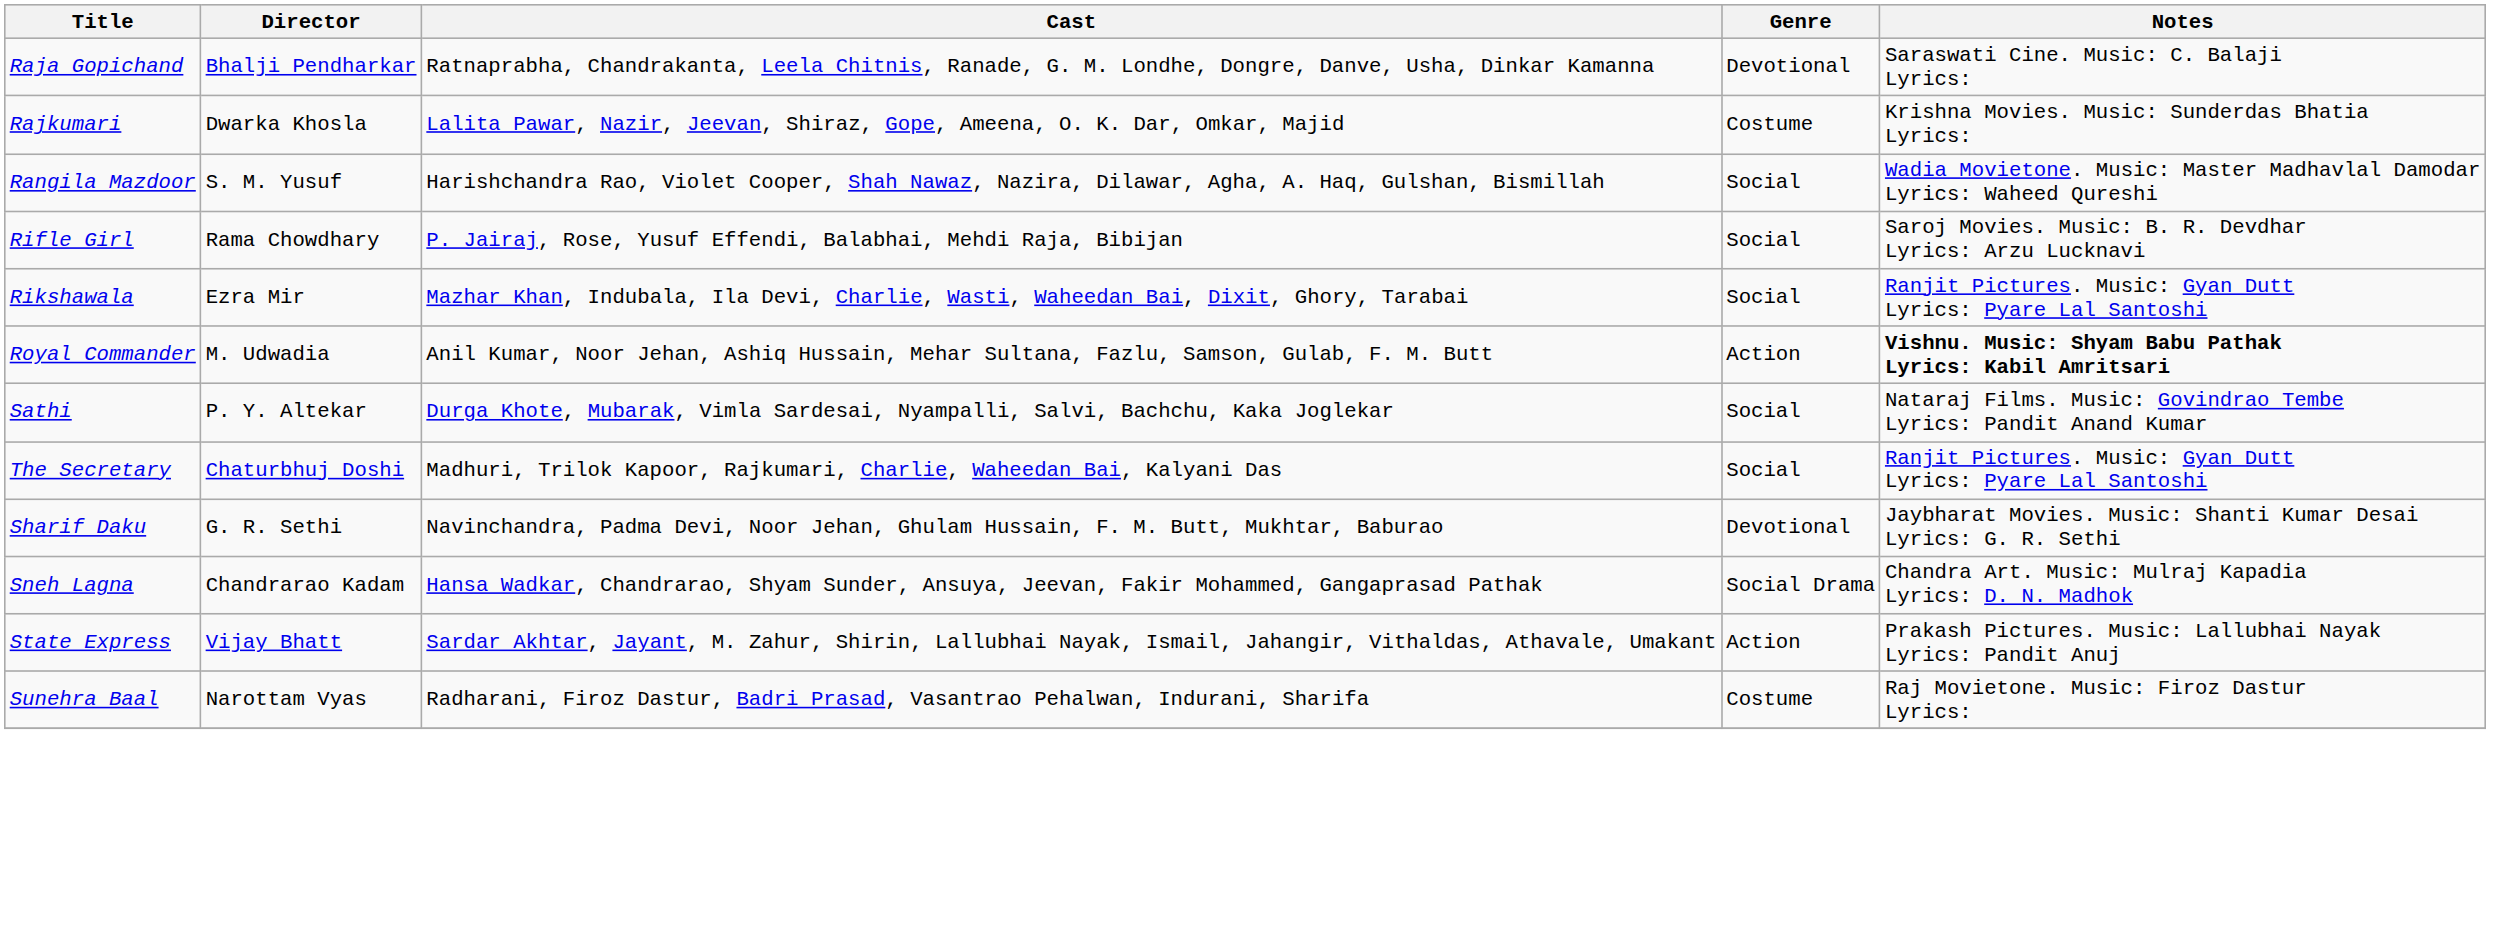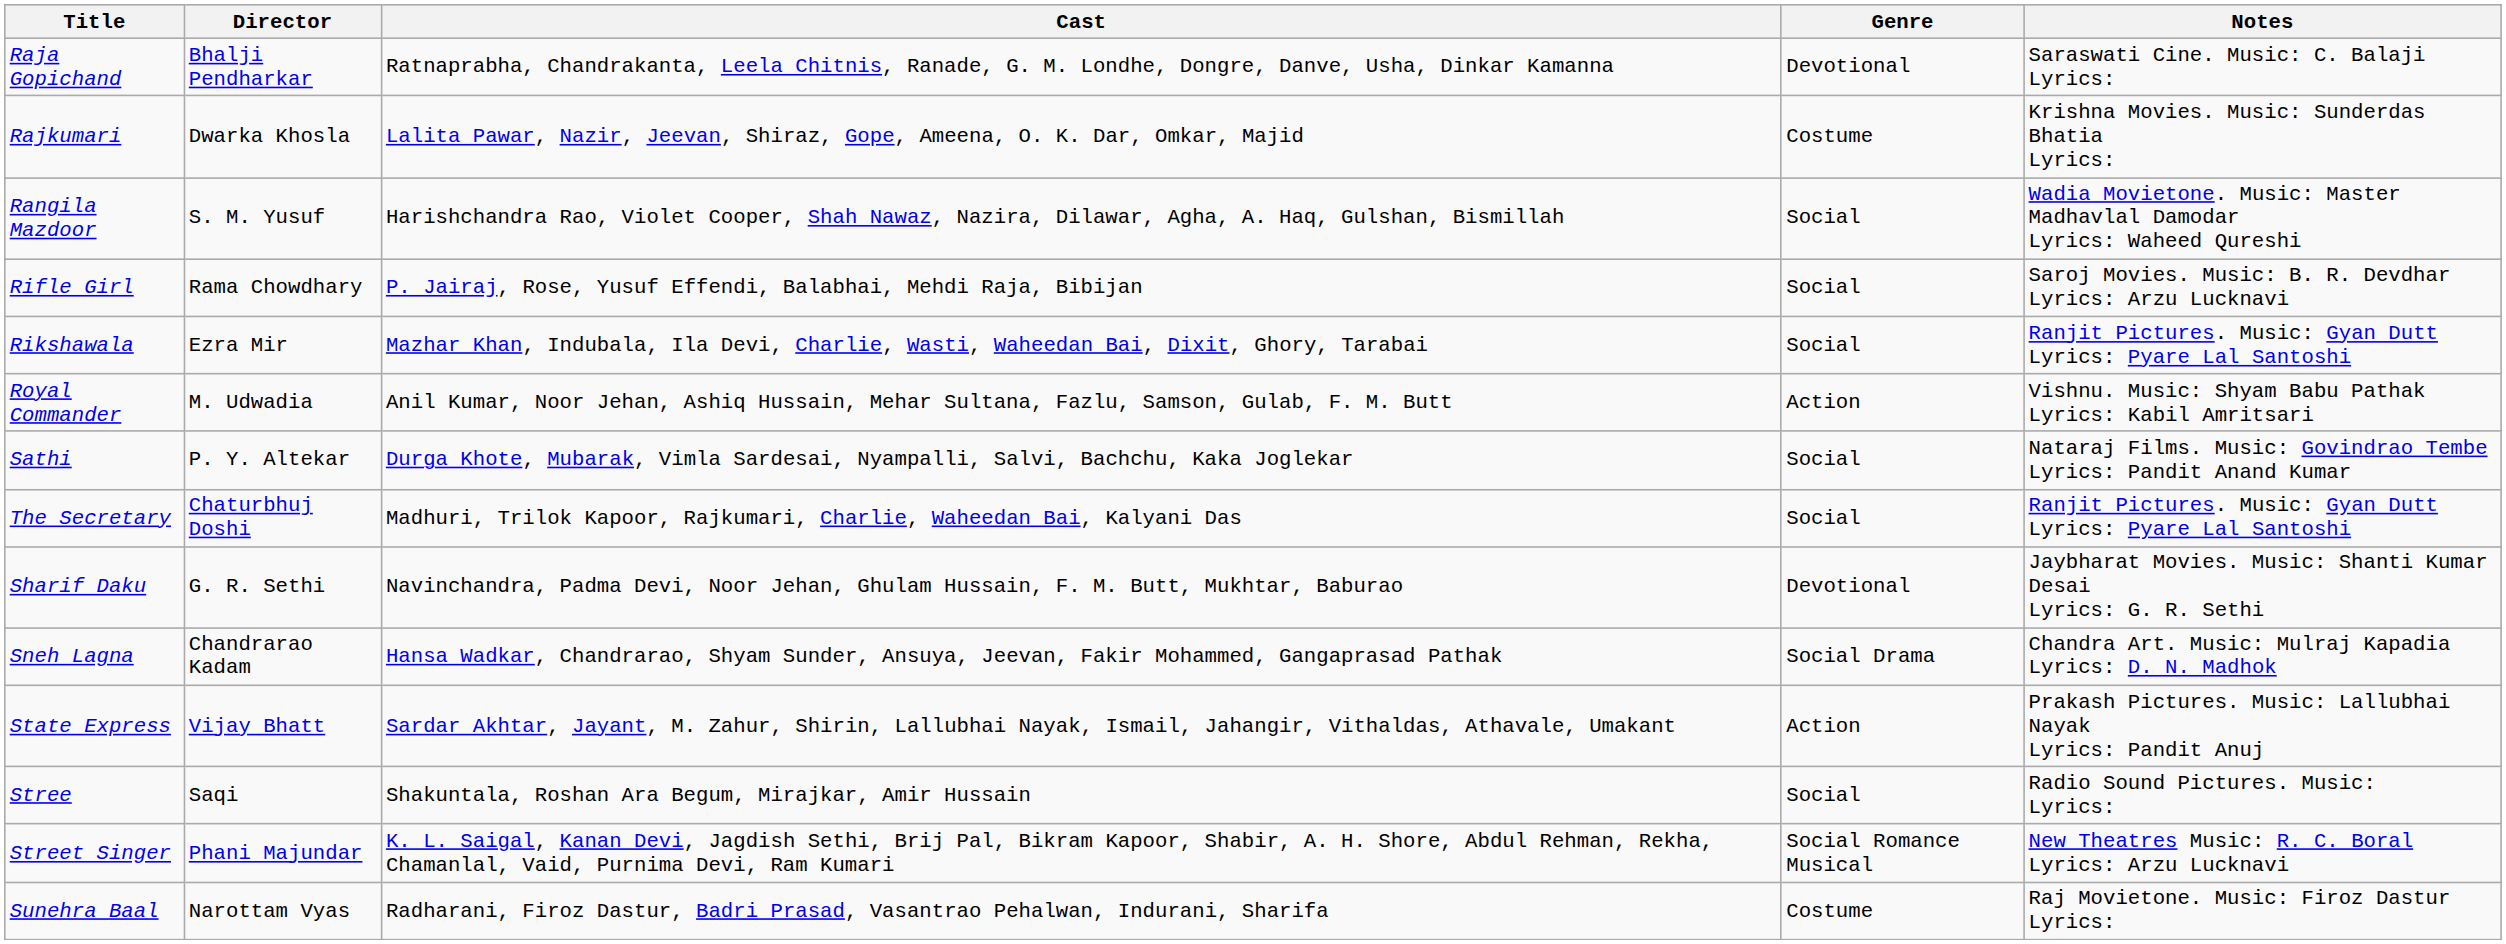(2083, 355) bold -> (2227, 403) normal
+ row: (41, 796)
+ row: (90, 853)
